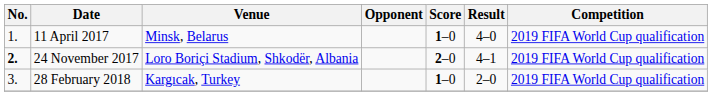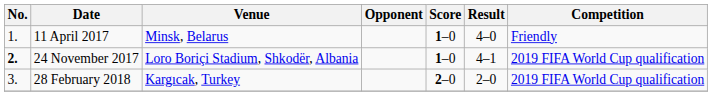(608, 36) 2019 FIFA World Cup qualification -> (534, 36) Friendly
(445, 58) 2–0 -> (445, 58) 1–0
(445, 79) 1–0 -> (445, 79) 2–0
